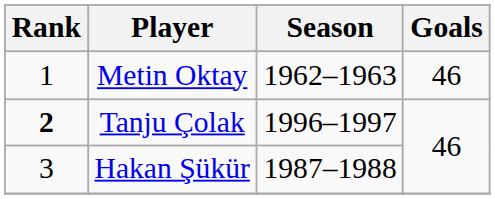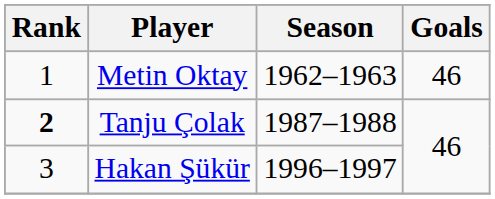(330, 121) 1996–1997 -> (330, 121) 1987–1988
(330, 168) 1987–1988 -> (330, 168) 1996–1997
